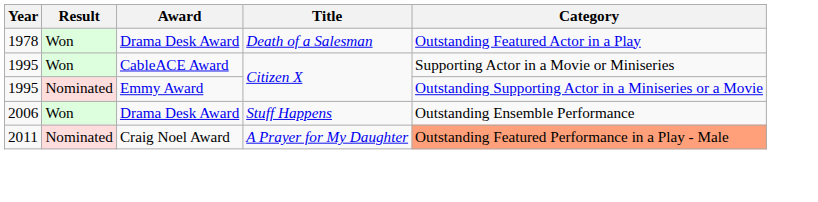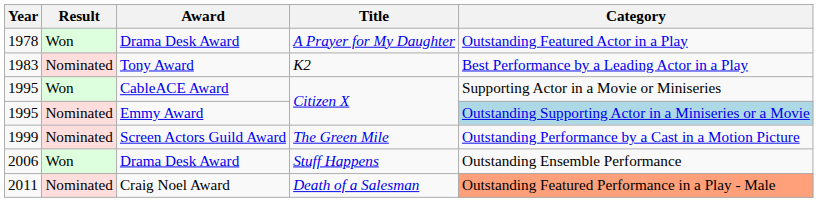(309, 40) Death of a Salesman -> (374, 40) A Prayer for My Daughter
+ row: (23, 64)
(589, 88) no background -> (636, 112) lightblue background
+ row: (23, 137)
(327, 137) A Prayer for My Daughter -> (356, 185) Death of a Salesman
